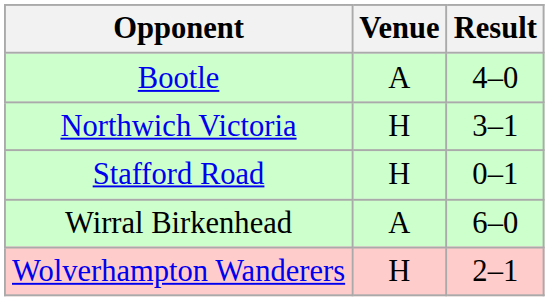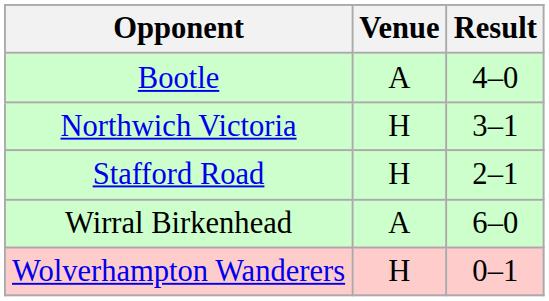(495, 174) 0–1 -> (495, 174) 2–1
(495, 271) 2–1 -> (495, 271) 0–1
